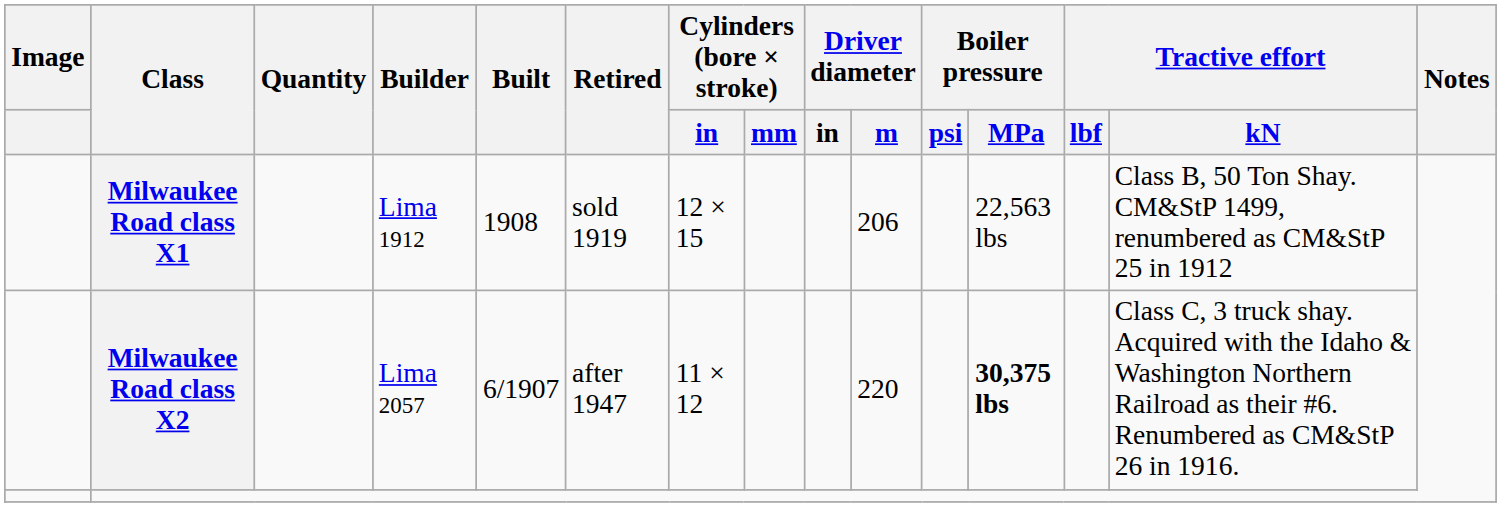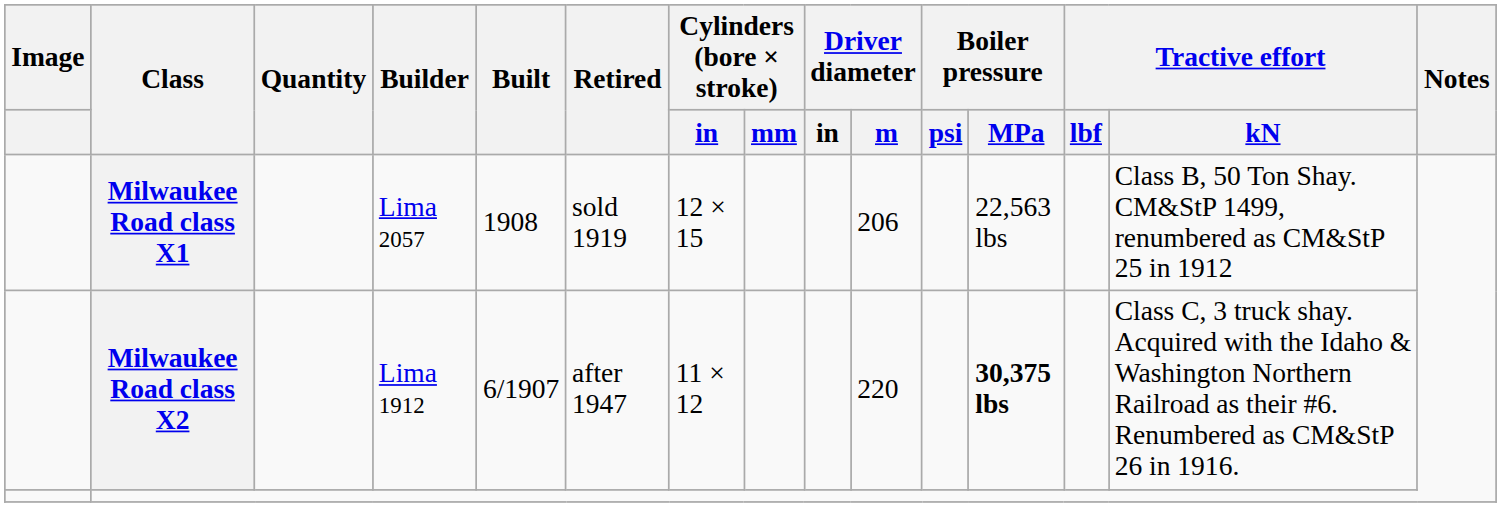(408, 221) Lima 1912 -> (408, 221) Lima 2057
(408, 389) Lima 2057 -> (408, 389) Lima 1912
